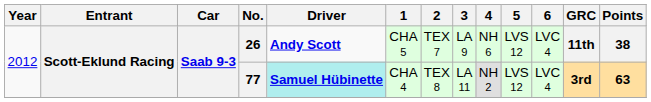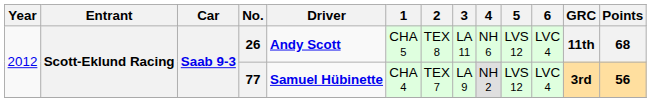(437, 44) TEX 7 -> (437, 44) TEX 8
(464, 44) LA 9 -> (464, 44) LA 11
(623, 44) 38 -> (623, 44) 68
(326, 80) paleturquoise background -> (326, 80) no background
(437, 80) TEX 8 -> (437, 80) TEX 7
(464, 80) LA 11 -> (464, 80) LA 9
(623, 80) 63 -> (623, 80) 56
